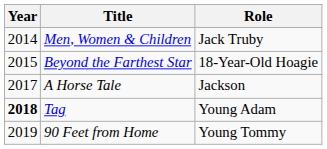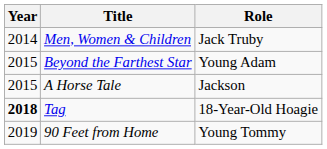(258, 62) 18-Year-Old Hoagie -> (237, 62) Young Adam
(23, 86) 2017 -> (23, 86) 2015
(237, 109) Young Adam -> (258, 109) 18-Year-Old Hoagie
